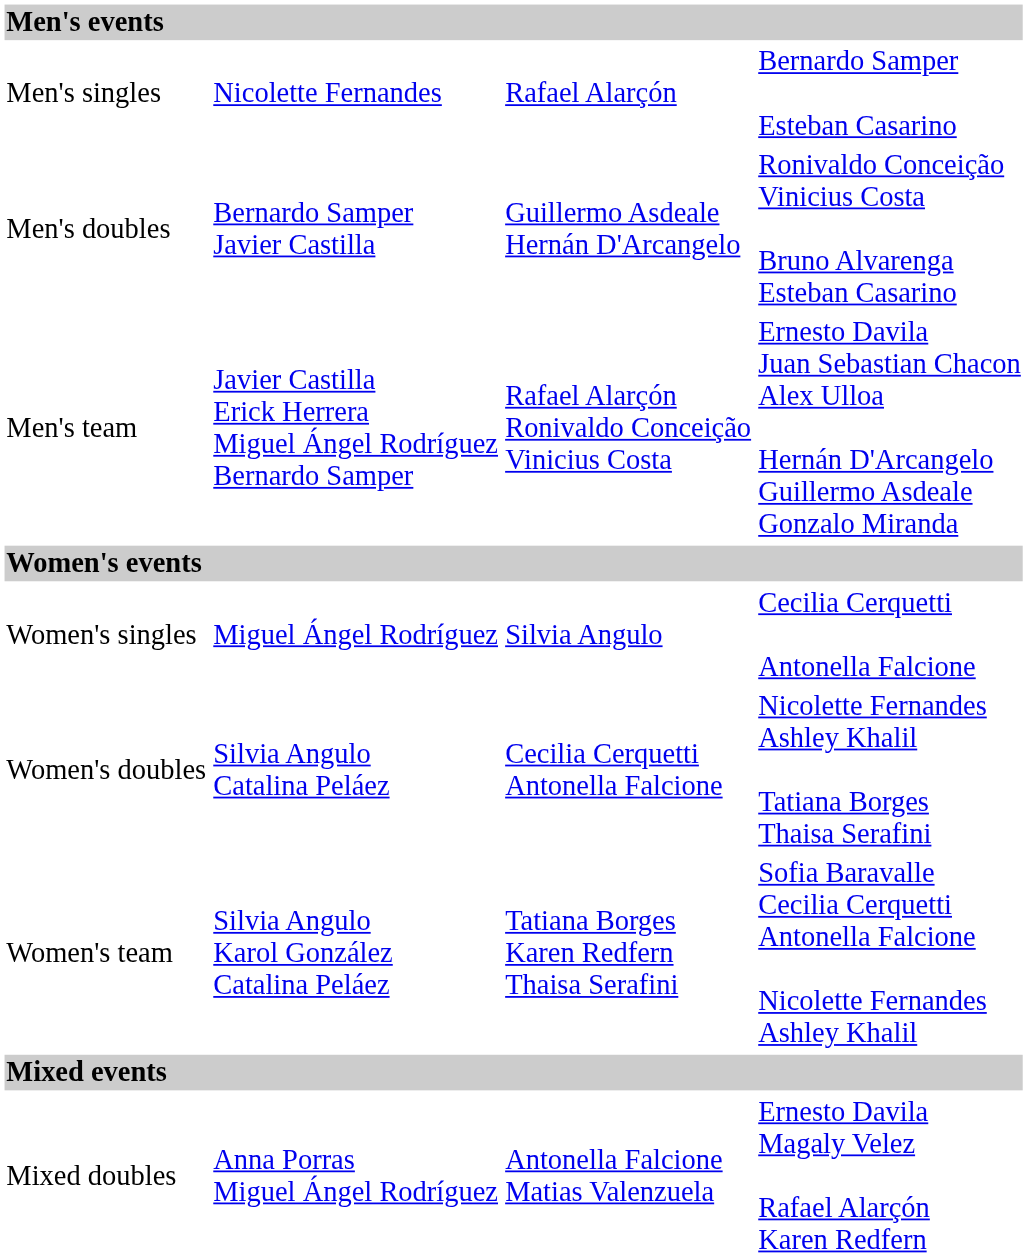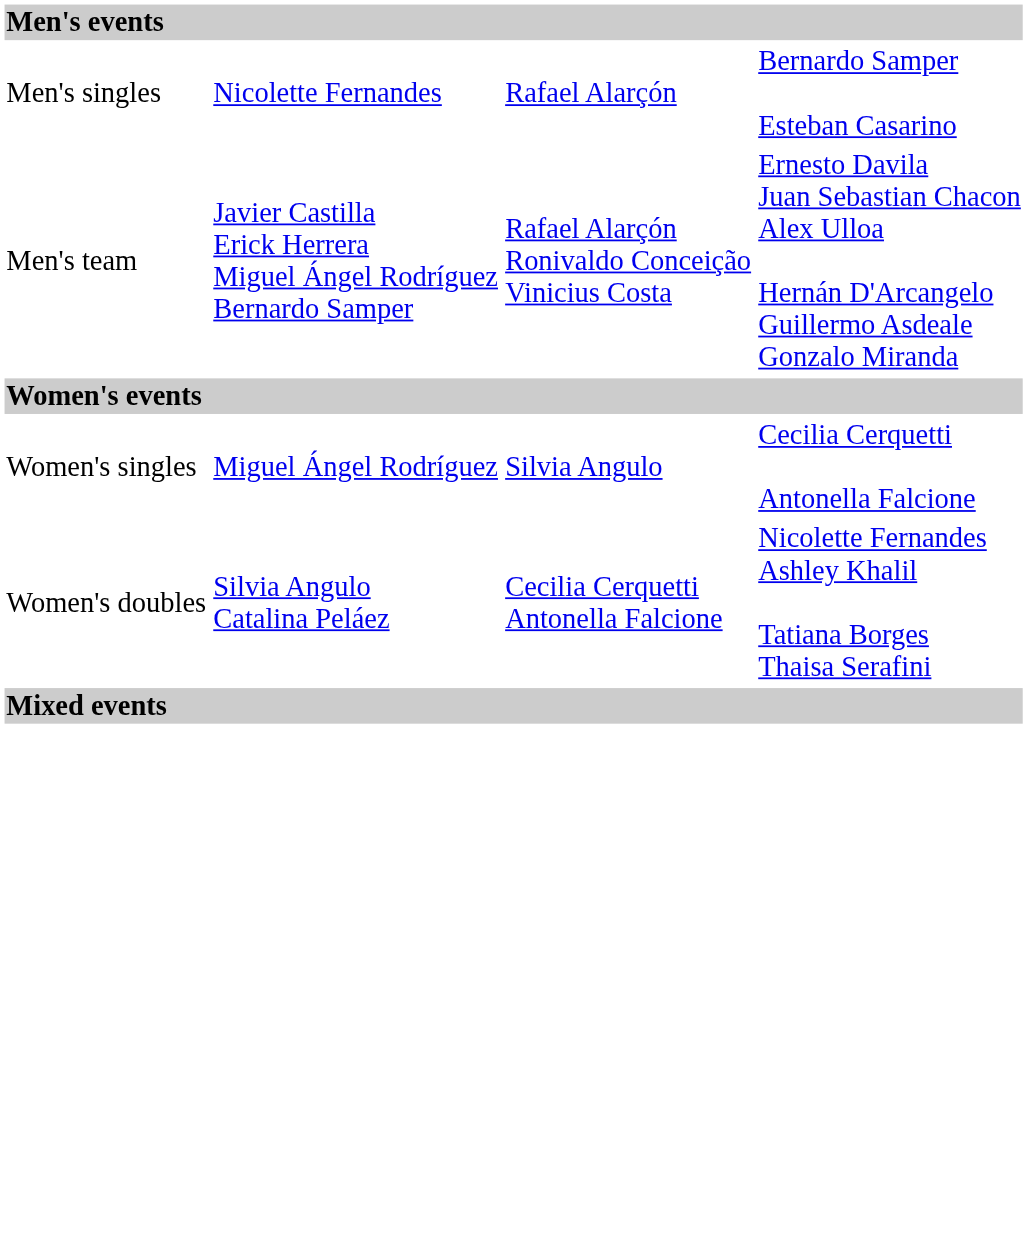- row: (88, 228)
- row: (90, 952)
- row: (91, 1175)
